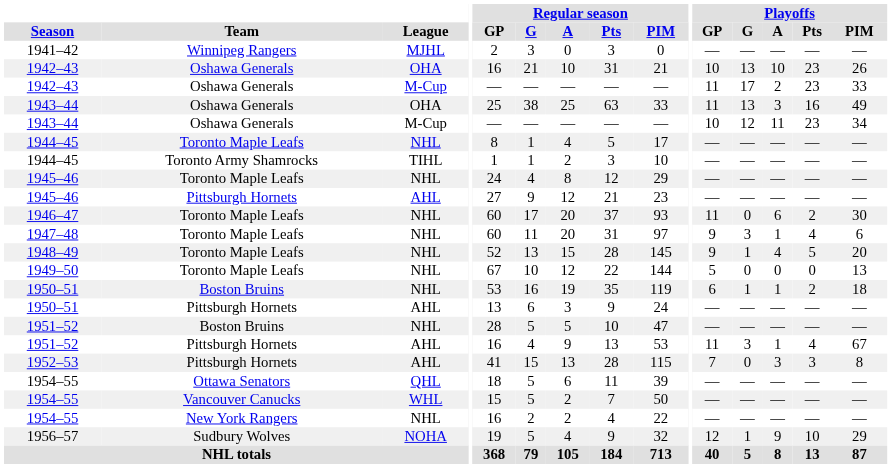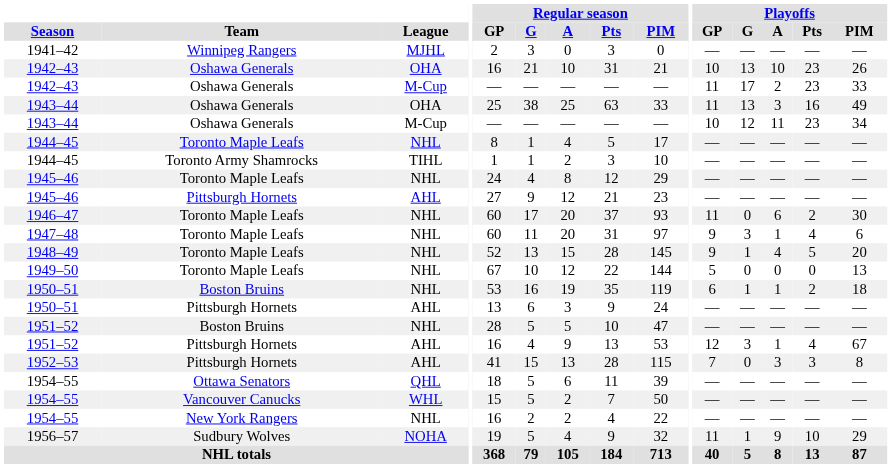(712, 344) 11 -> (712, 344) 12
(712, 436) 12 -> (712, 436) 11
